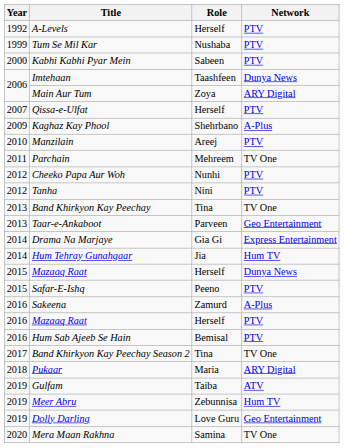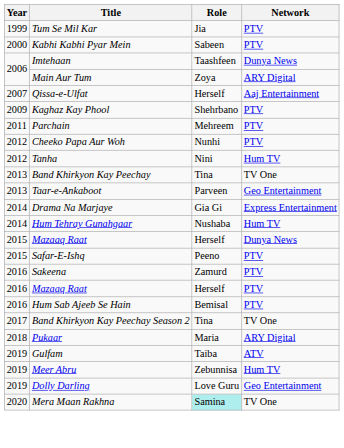- row: (17, 28)
(212, 45) Nushaba -> (200, 28) Jia
(253, 110) PTV -> (281, 93) Aaj Entertainment
(258, 126) A-Plus -> (253, 110) PTV
- row: (17, 142)
(260, 158) TV One -> (253, 126) PTV
(253, 191) PTV -> (262, 158) Hum TV
(200, 256) Jia -> (212, 223) Nushaba
(258, 304) A-Plus -> (253, 272) PTV
(210, 434) no background -> (210, 402) paleturquoise background
